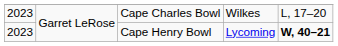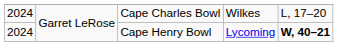(20, 13) 2023 -> (20, 13) 2024
(20, 32) 2023 -> (20, 32) 2024
